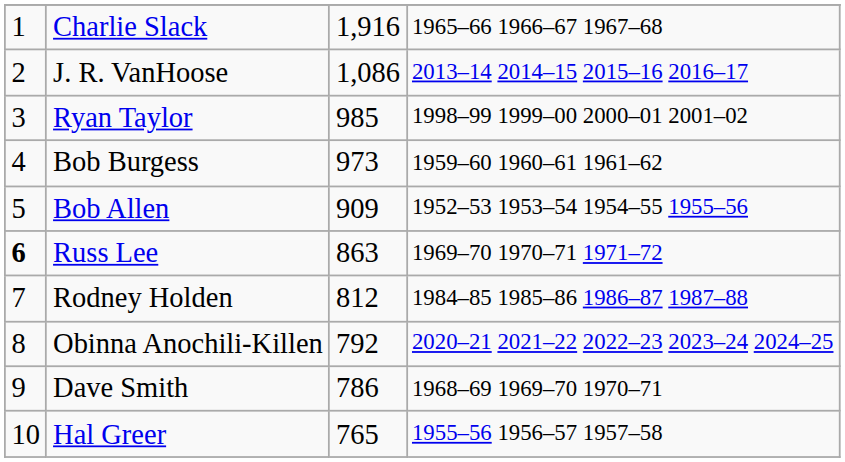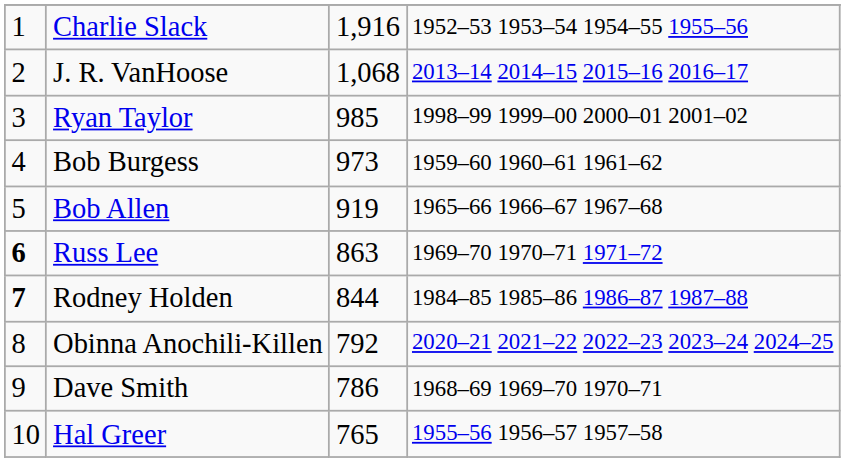(537, 27) 1965–66 1966–67 1967–68 -> (580, 27) 1952–53 1953–54 1954–55 1955–56
(368, 72) 1,086 -> (368, 72) 1,068
(357, 207) 909 -> (357, 207) 919
(580, 207) 1952–53 1953–54 1954–55 1955–56 -> (537, 207) 1965–66 1966–67 1967–68
(19, 298) normal -> (19, 298) bold
(357, 298) 812 -> (357, 298) 844
